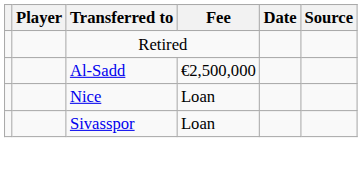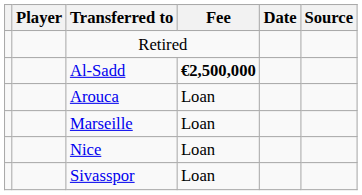(218, 70) normal -> (218, 70) bold
+ row: (94, 96)
+ row: (101, 123)
